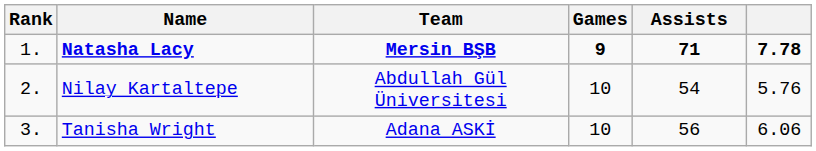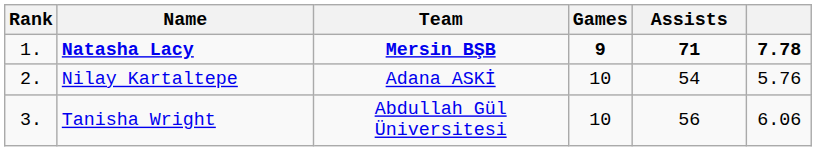(441, 90) Abdullah Gül Üniversitesi -> (441, 79) Adana ASKİ
(441, 130) Adana ASKİ -> (441, 120) Abdullah Gül Üniversitesi
